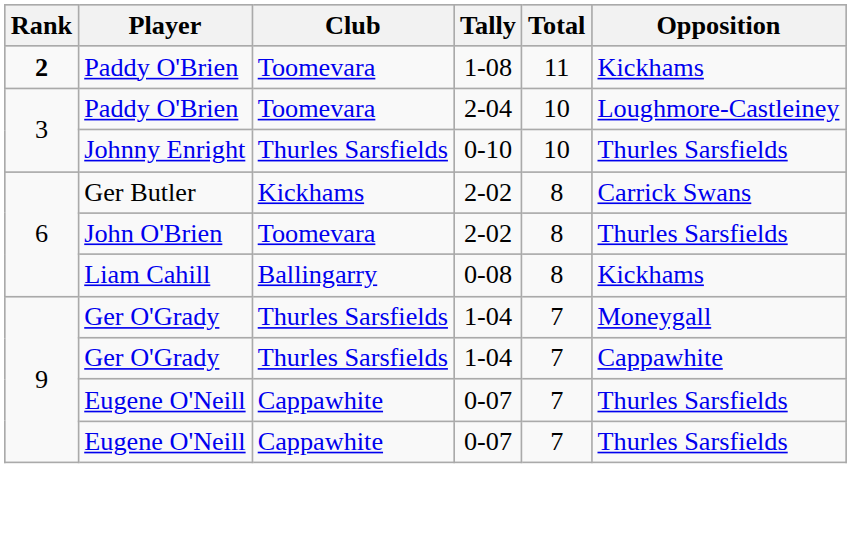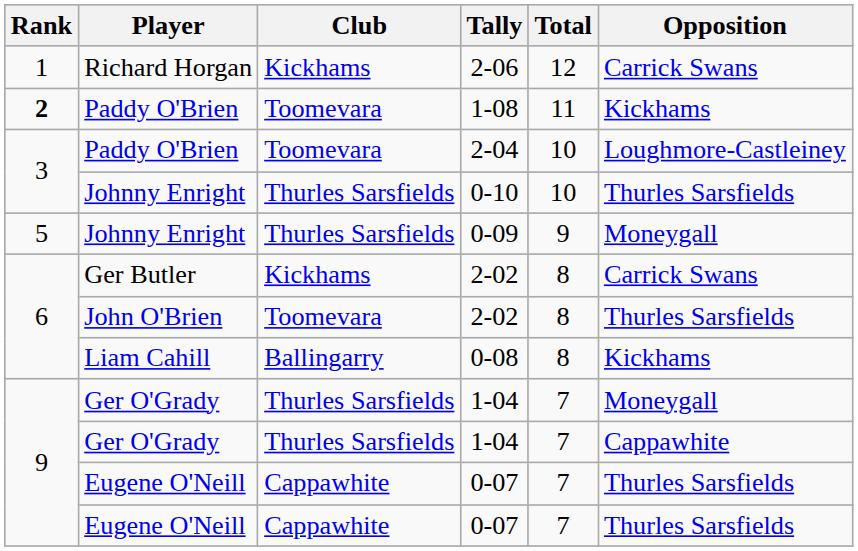+ row: (168, 66)
+ row: (165, 233)
